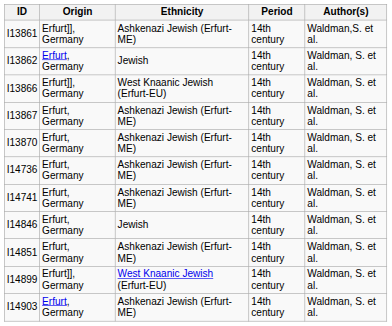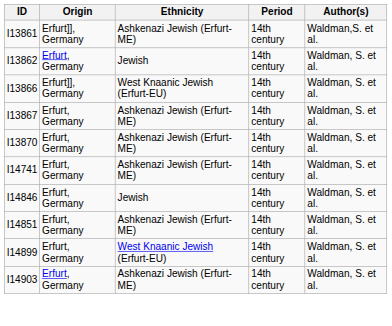- row: (22, 170)
(63, 280) Erfurt]], Germany -> (63, 252) Erfurt, Germany
